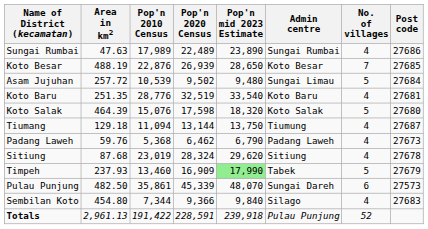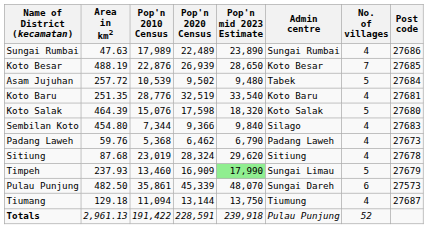(301, 81) Sungai Limau -> (281, 81) Tabek
rows swapped: (26, 126) <-> (43, 201)
(281, 171) Tabek -> (301, 171) Sungai Limau
